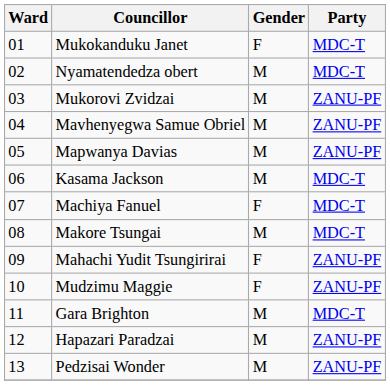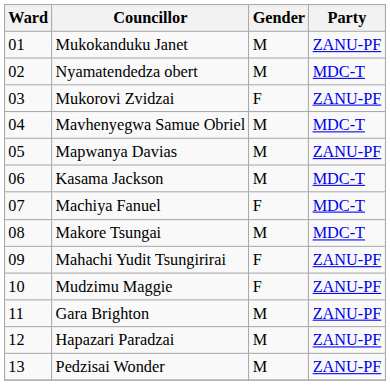(257, 44) F -> (260, 44) M
(339, 44) MDC-T -> (347, 44) ZANU-PF
(260, 98) M -> (257, 98) F
(347, 125) ZANU-PF -> (339, 125) MDC-T
(339, 313) MDC-T -> (347, 313) ZANU-PF
